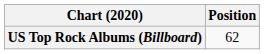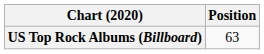(232, 37) 62 -> (232, 37) 63
